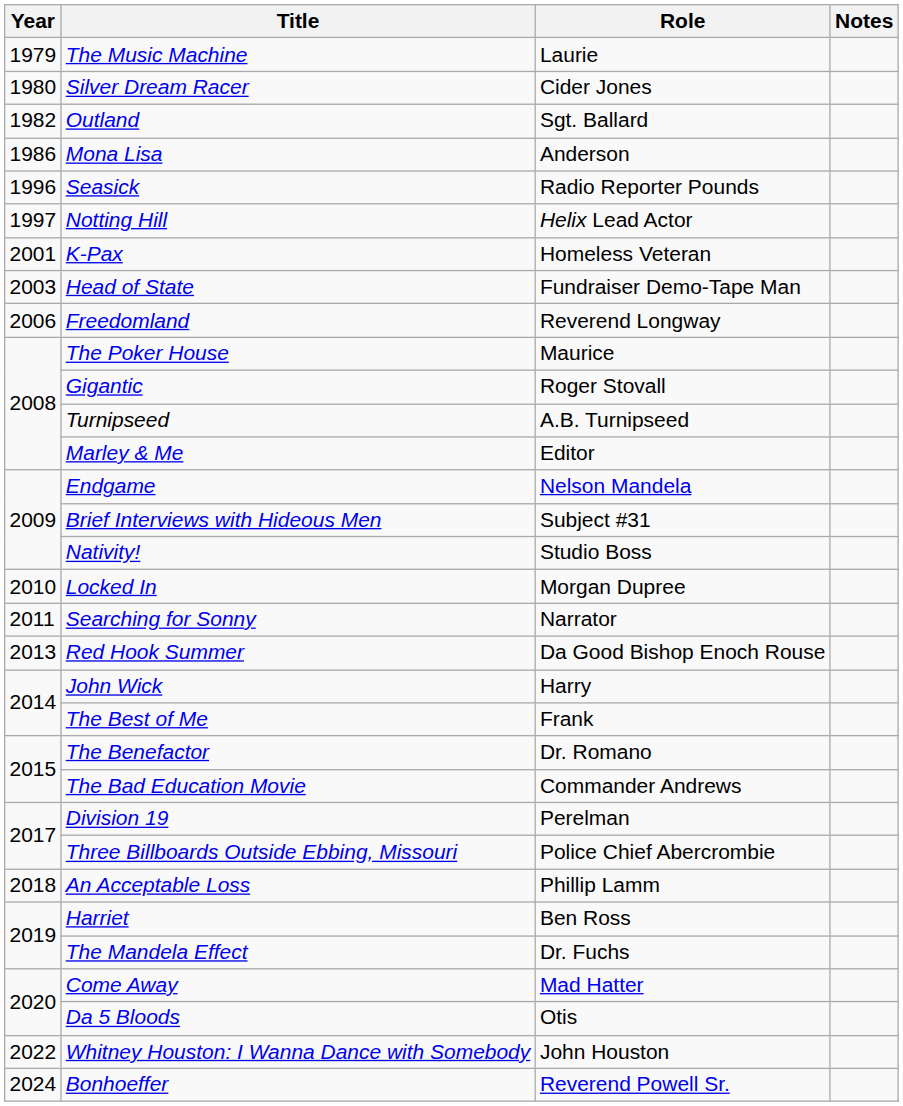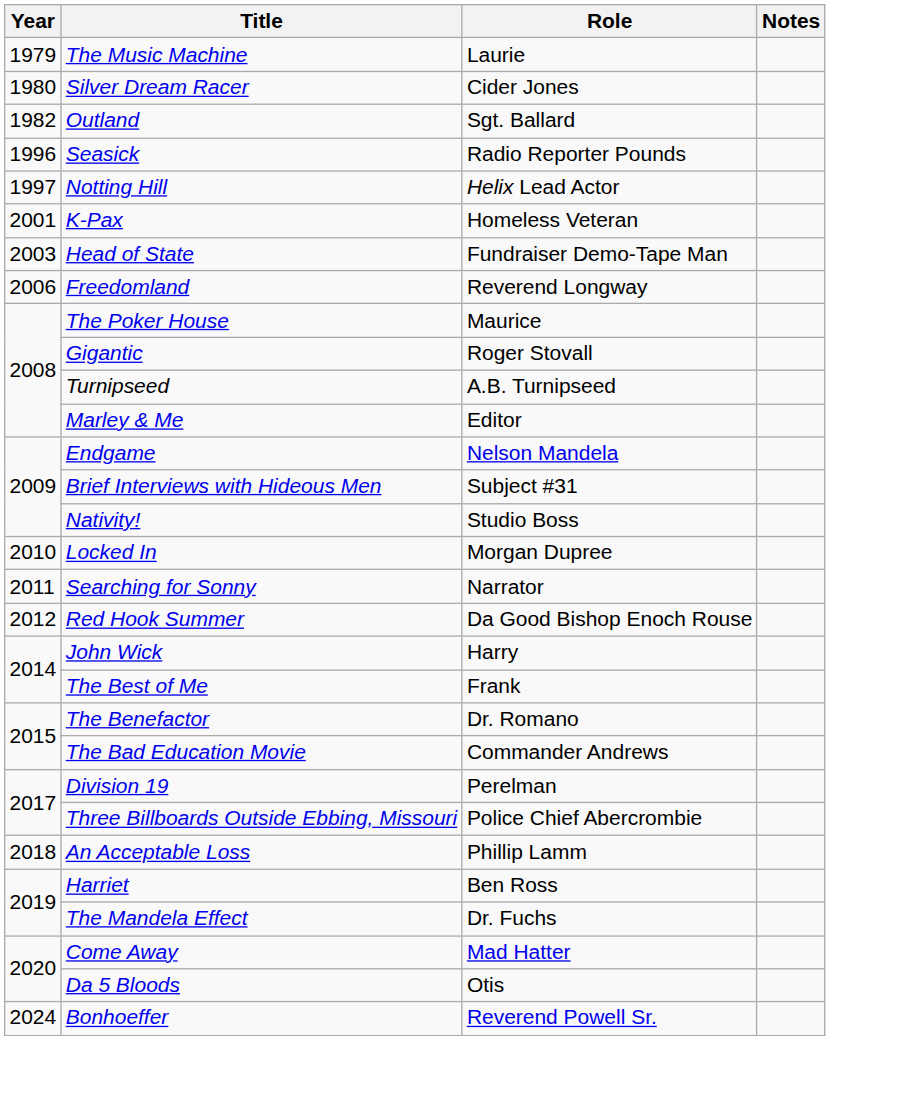- row: (114, 154)
(33, 652) 2013 -> (33, 619) 2012
- row: (298, 1051)
